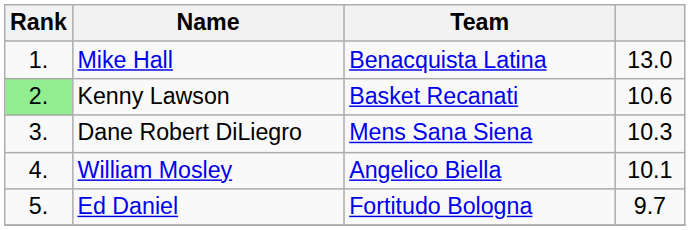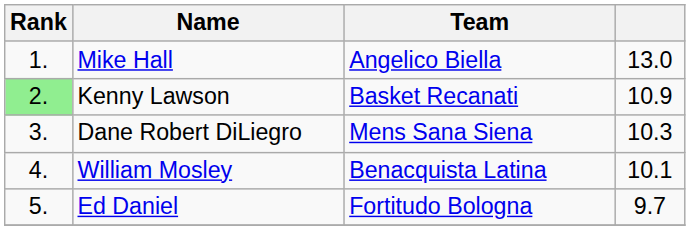(448, 59) Benacquista Latina -> (425, 59) Angelico Biella
(650, 96) 10.6 -> (650, 96) 10.9
(425, 170) Angelico Biella -> (448, 170) Benacquista Latina
